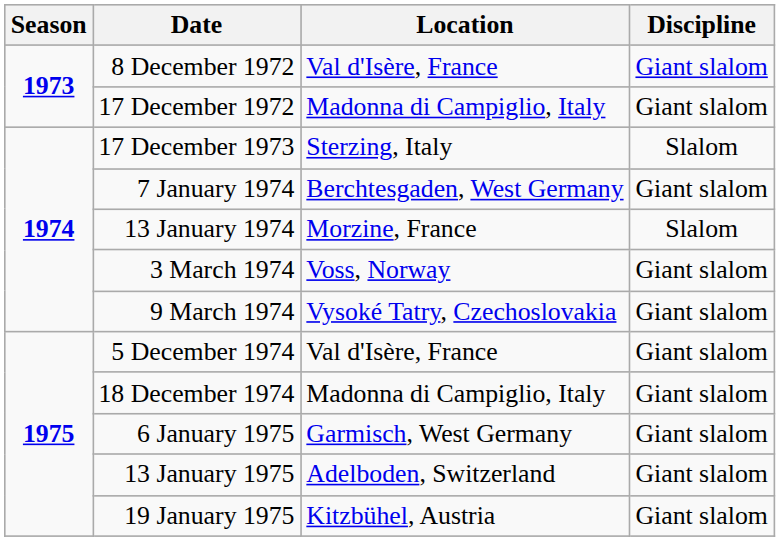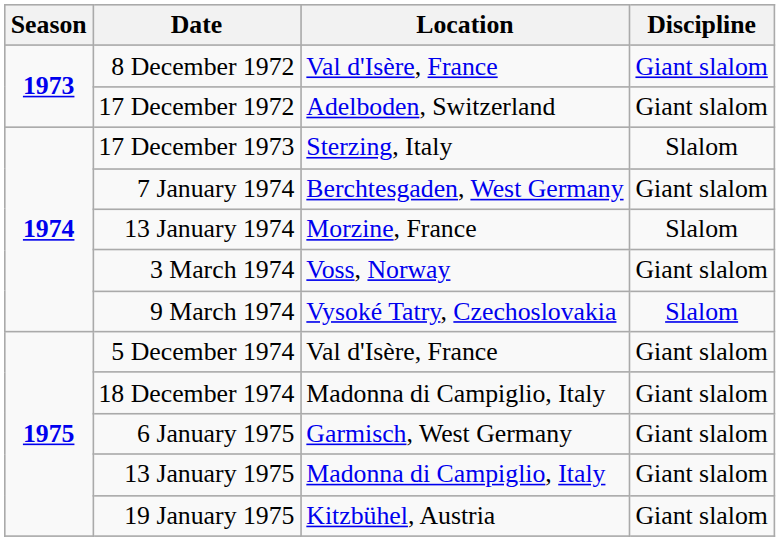(456, 106) Madonna di Campiglio, Italy -> (431, 106) Adelboden, Switzerland
(702, 310) Giant slalom -> (702, 310) Slalom
(431, 474) Adelboden, Switzerland -> (456, 474) Madonna di Campiglio, Italy
